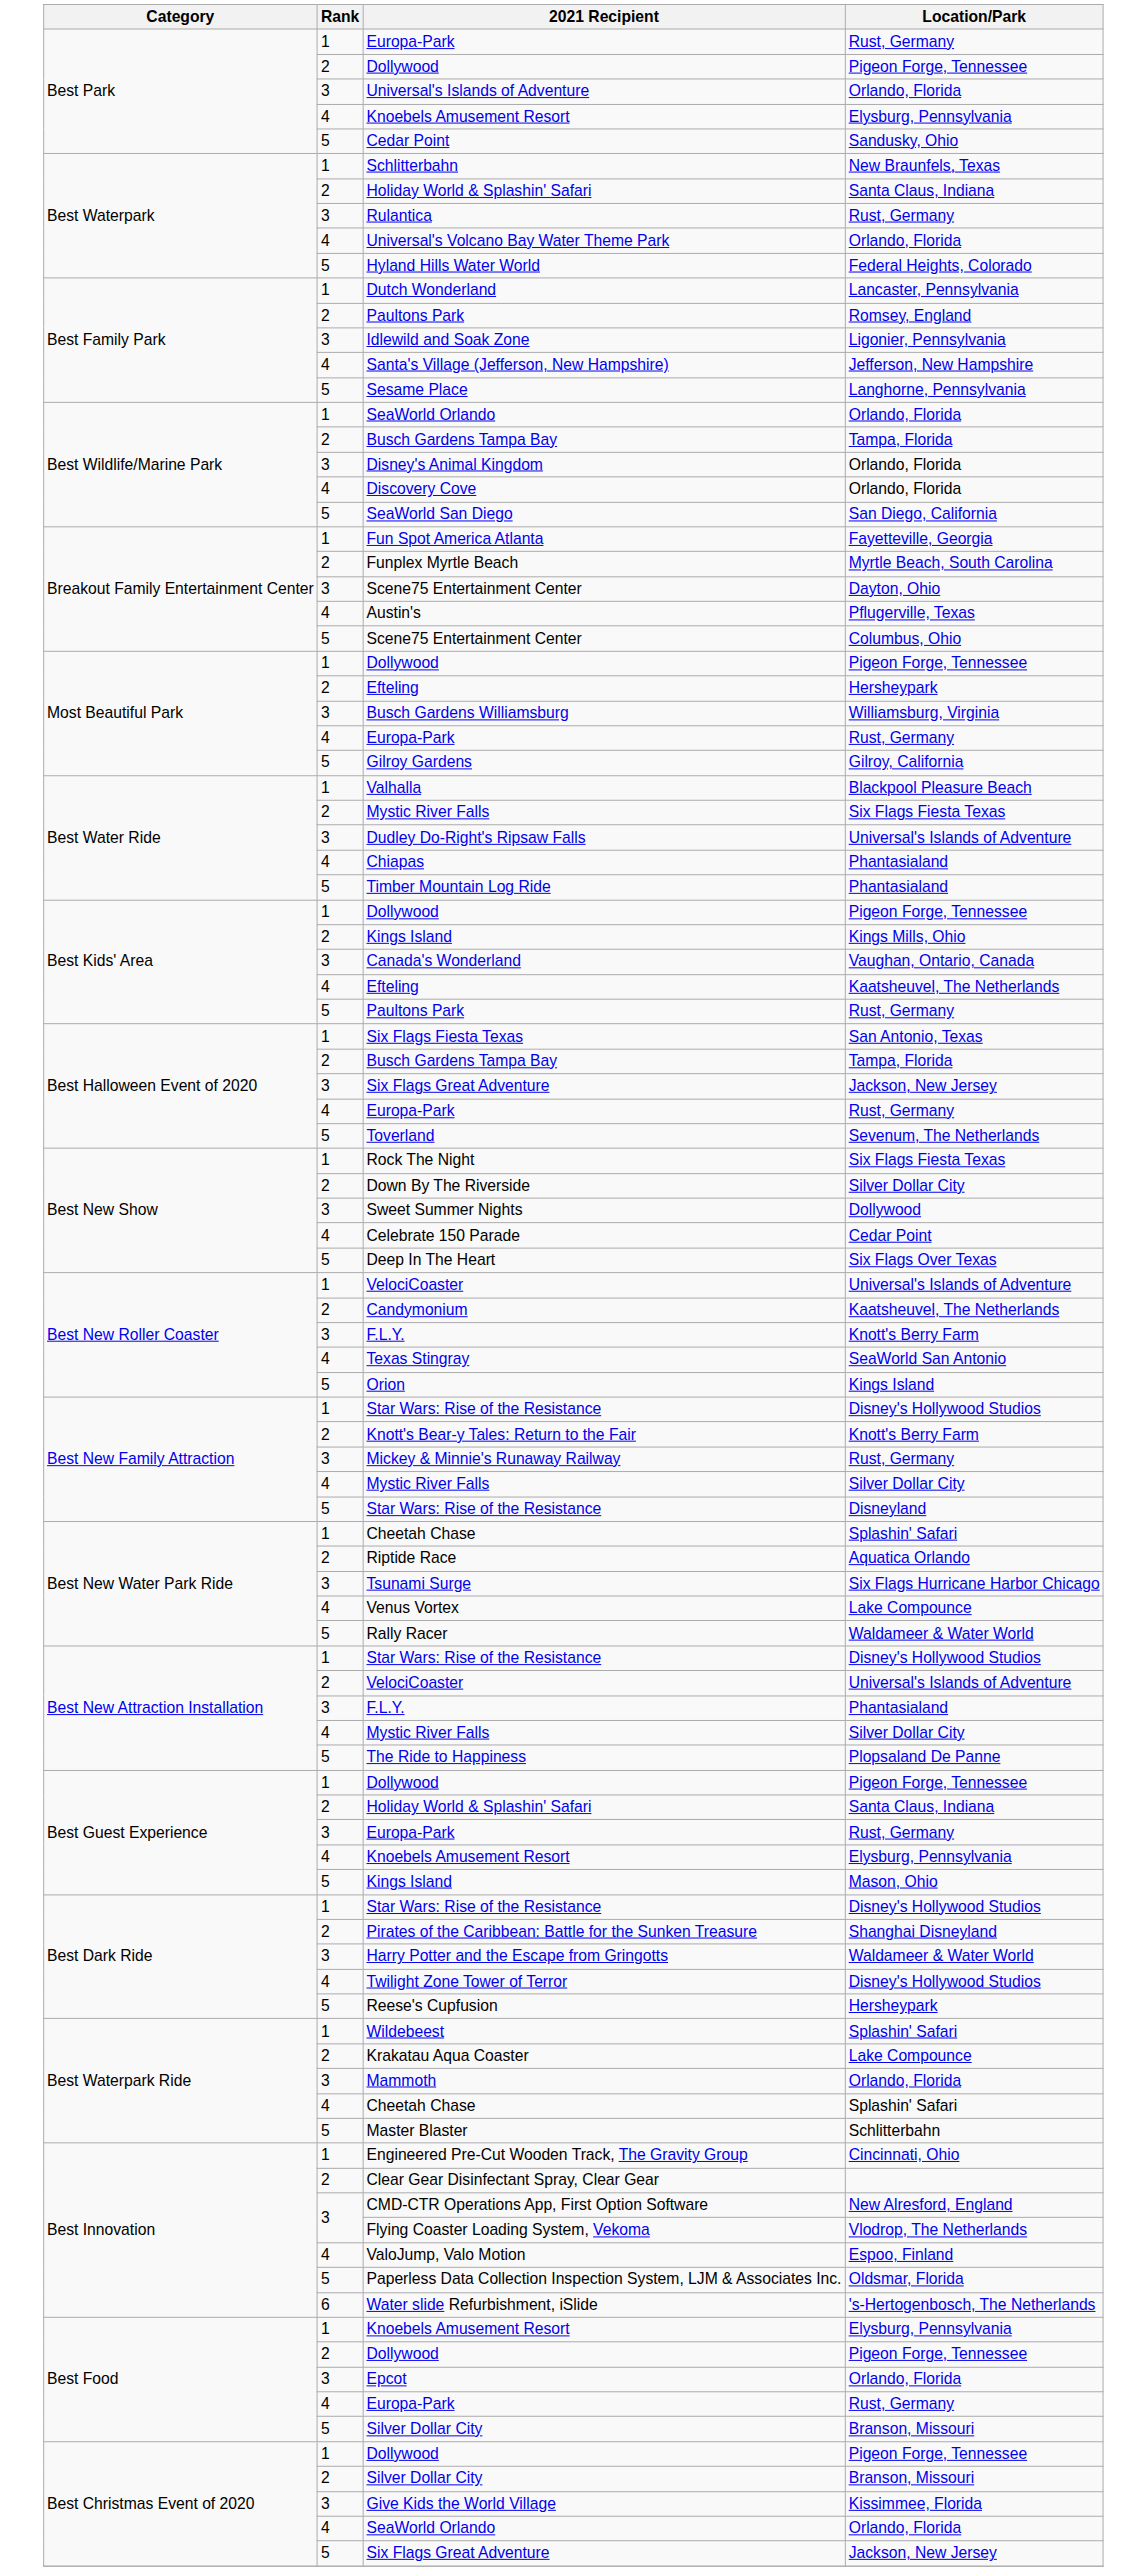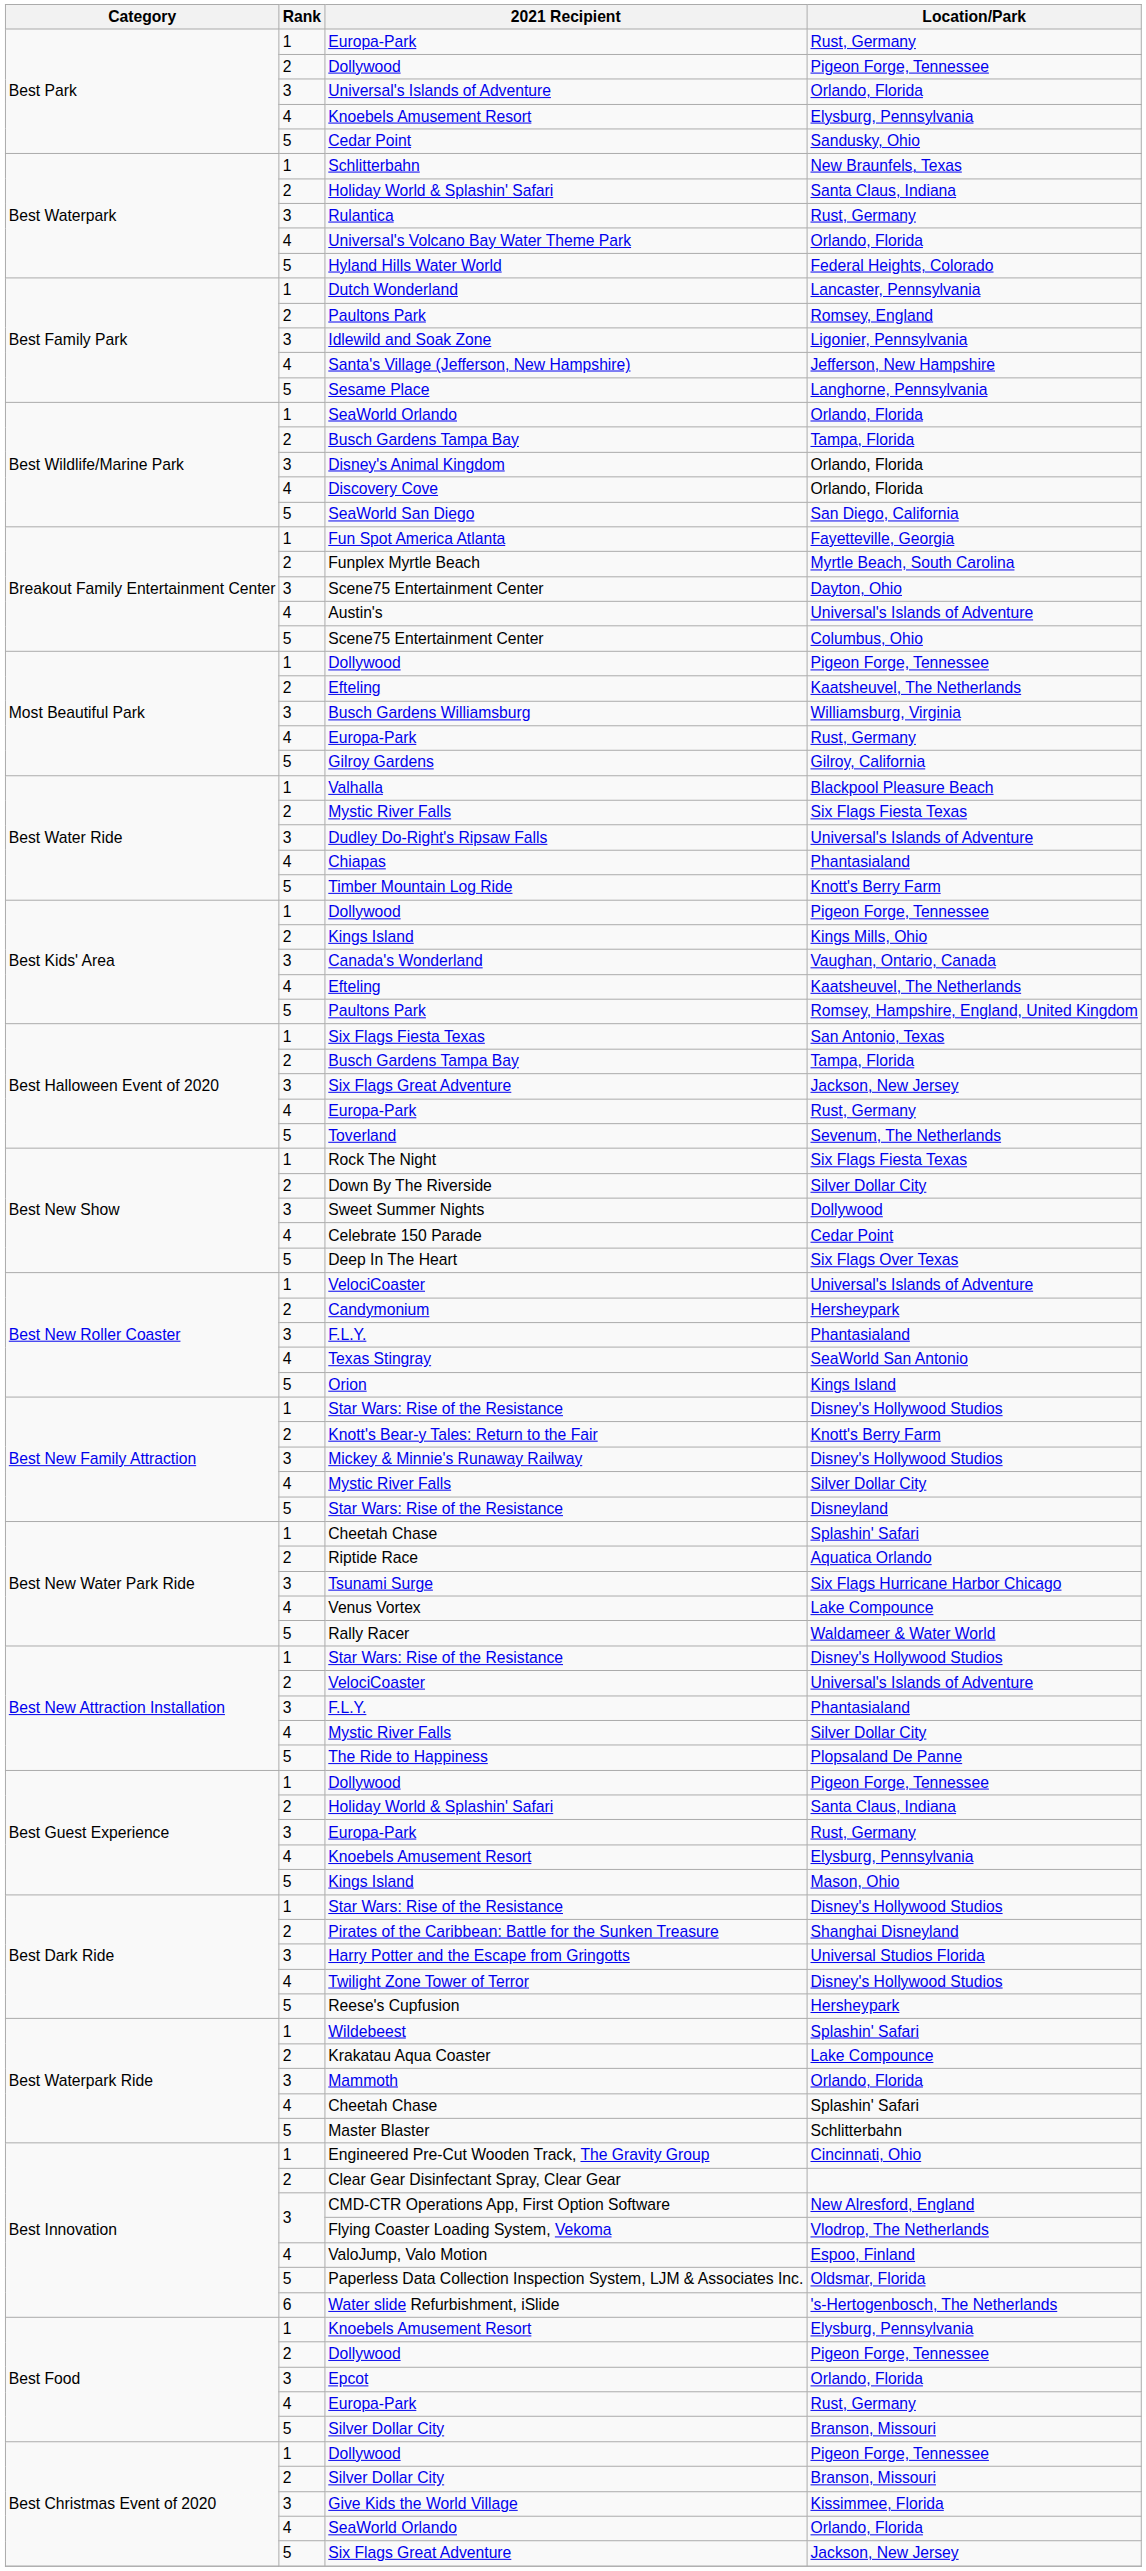(912, 613) Pflugerville, Texas -> (922, 613) Universal's Islands of Adventure
(893, 688) Hersheypark -> (916, 688) Kaatsheuvel, The Netherlands
(898, 887) Phantasialand -> (876, 887) Knott's Berry Farm
(901, 1011) Rust, Germany -> (974, 1011) Romsey, Hampshire, England, United Kingdom
(954, 1310) Kaatsheuvel, The Netherlands -> (855, 1310) Hersheypark
(914, 1334) Knott's Berry Farm -> (860, 1334) Phantasialand
(901, 1459) Rust, Germany -> (907, 1459) Disney's Hollywood Studios
(941, 1956) Waldameer & Water World -> (898, 1956) Universal Studios Florida
